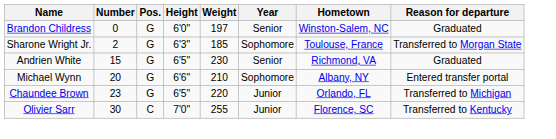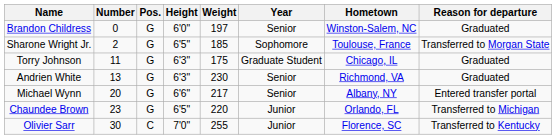(182, 45) 6'3" -> (182, 45) 6'5"
+ row: (49, 61)
(115, 61) 15 -> (115, 77) 13
(182, 61) 6'5" -> (182, 77) 6'3"
(219, 77) 210 -> (219, 93) 217
(267, 77) Sophomore -> (281, 93) Senior
